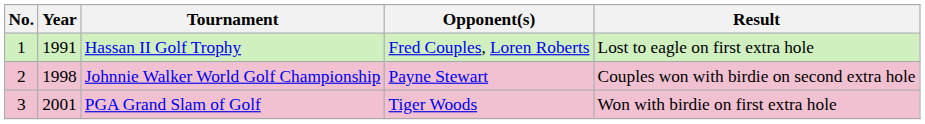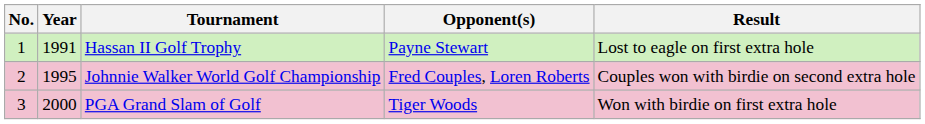(489, 47) Fred Couples, Loren Roberts -> (438, 47) Payne Stewart
(59, 76) 1998 -> (59, 76) 1995
(438, 76) Payne Stewart -> (489, 76) Fred Couples, Loren Roberts
(59, 104) 2001 -> (59, 104) 2000
